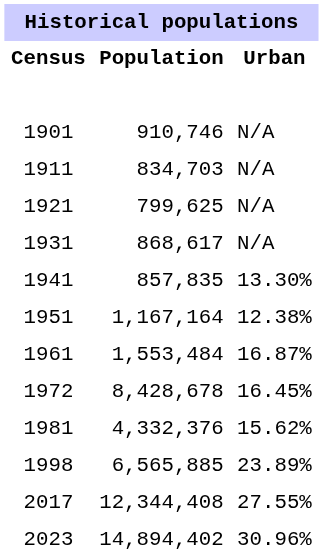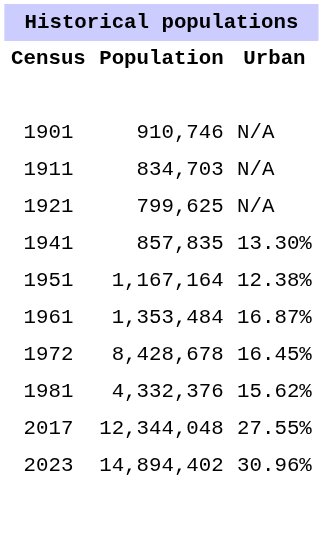- row: (48, 244)
(168, 355) 1,553,484 -> (168, 318) 1,353,484
- row: (48, 466)
(161, 503) 12,344,408 -> (161, 429) 12,344,048
